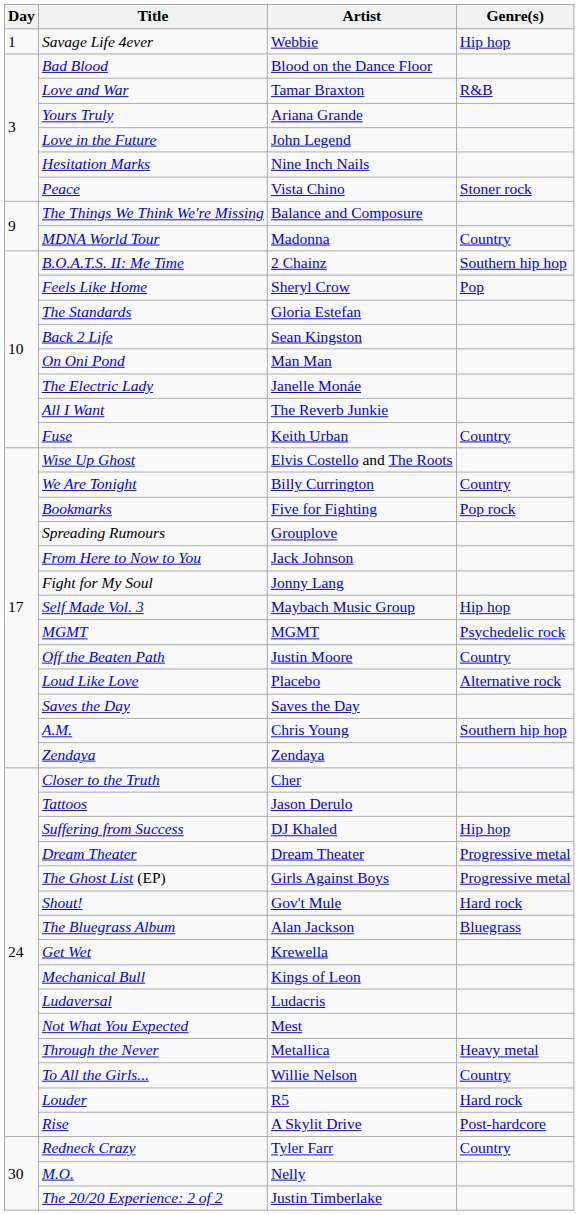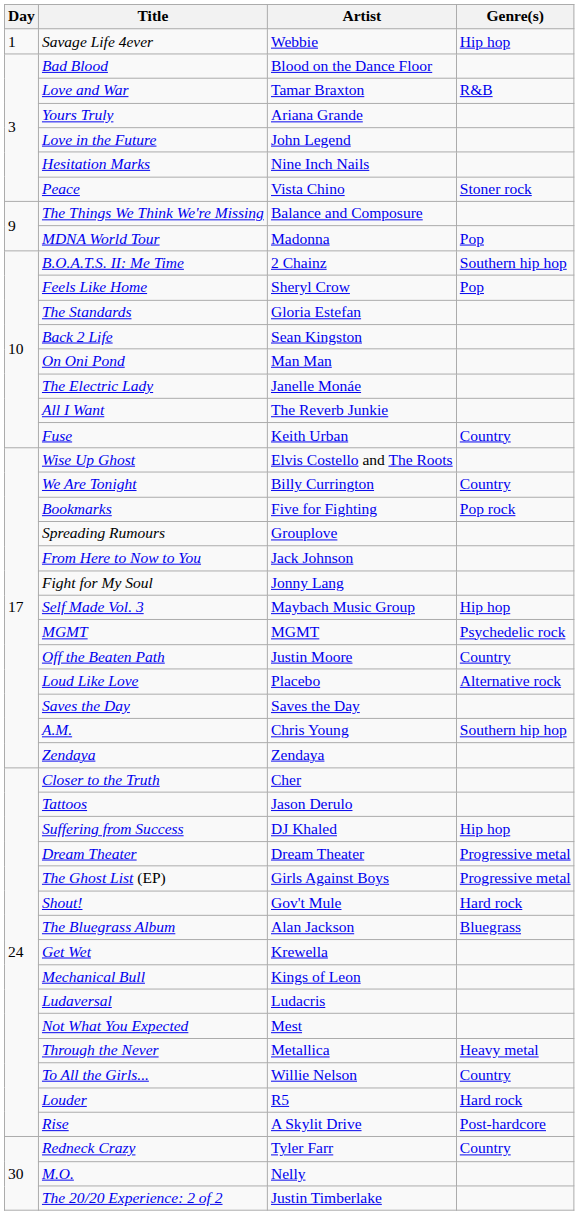(485, 238) Country -> (472, 238) Pop
